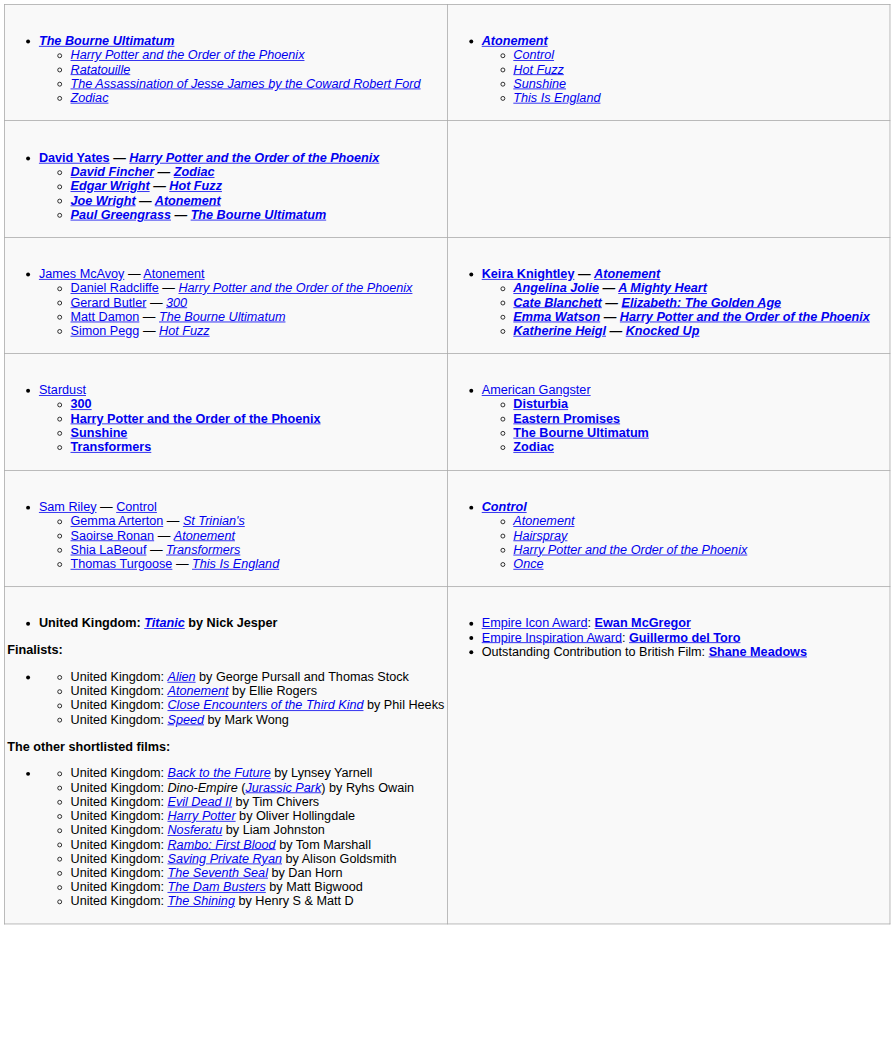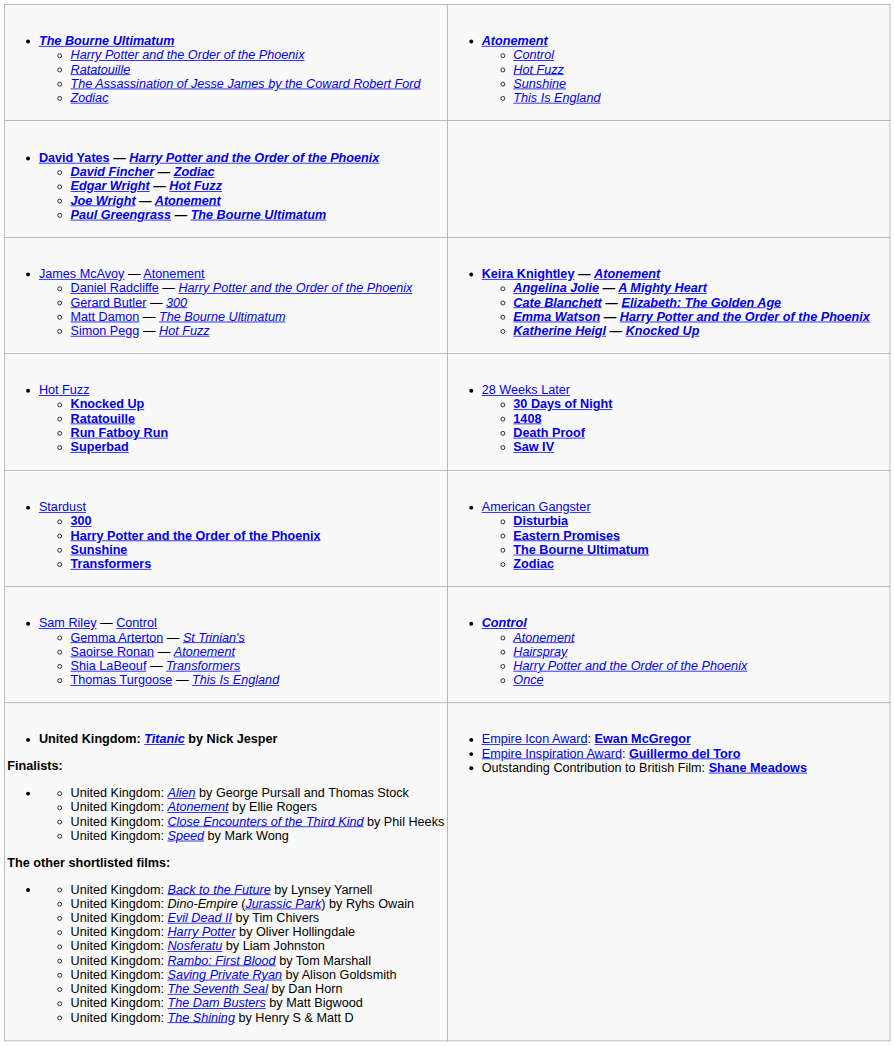+ row: (226, 419)
